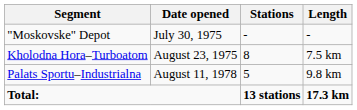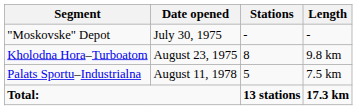(324, 54) 7.5 km -> (324, 54) 9.8 km
(324, 74) 9.8 km -> (324, 74) 7.5 km
